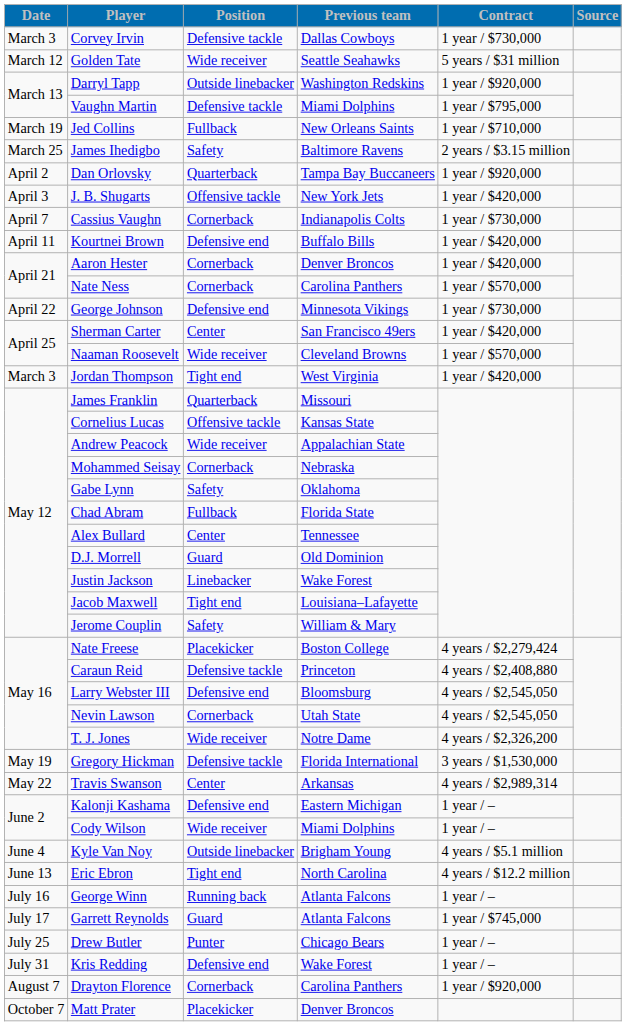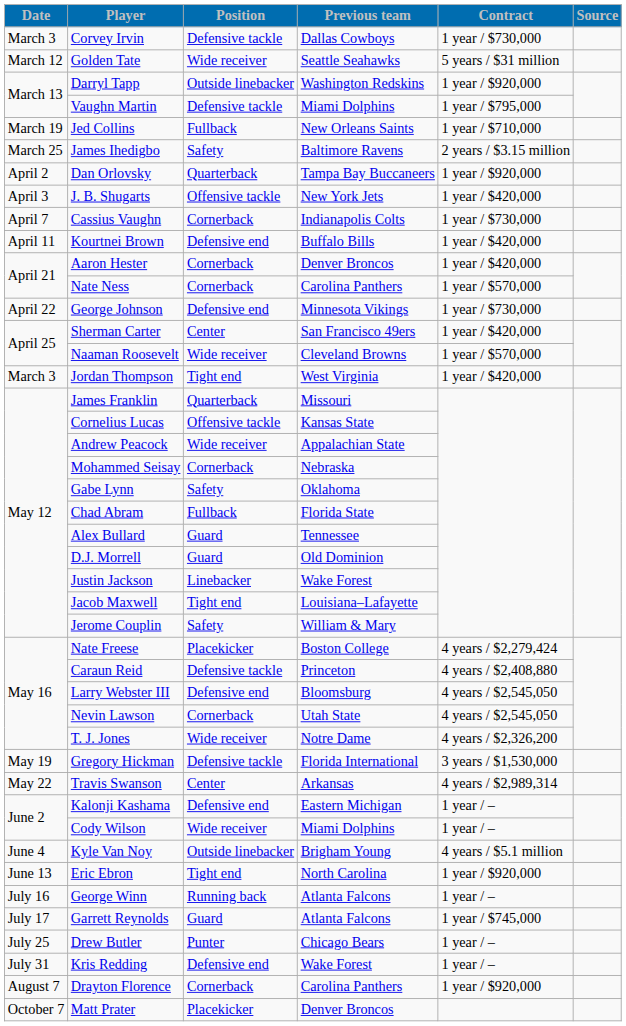(206, 535) Center -> (205, 535) Guard
(506, 873) 4 years / $12.2 million -> (491, 873) 1 year / $920,000
